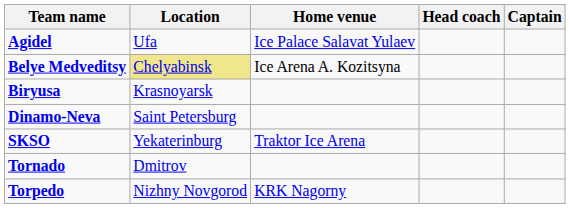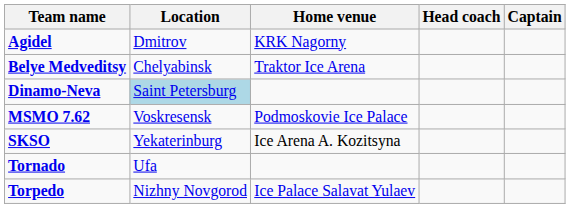(145, 41) Ufa -> (160, 41) Dmitrov
(335, 41) Ice Palace Salavat Yulaev -> (300, 41) KRK Nagorny
(173, 66) khaki background -> (173, 66) no background
(327, 66) Ice Arena A. Kozitsyna -> (310, 66) Traktor Ice Arena
- row: (34, 91)
(185, 116) no background -> (185, 91) lightblue background
+ row: (49, 116)
(310, 141) Traktor Ice Arena -> (327, 141) Ice Arena A. Kozitsyna
(160, 166) Dmitrov -> (145, 166) Ufa
(300, 191) KRK Nagorny -> (335, 191) Ice Palace Salavat Yulaev
